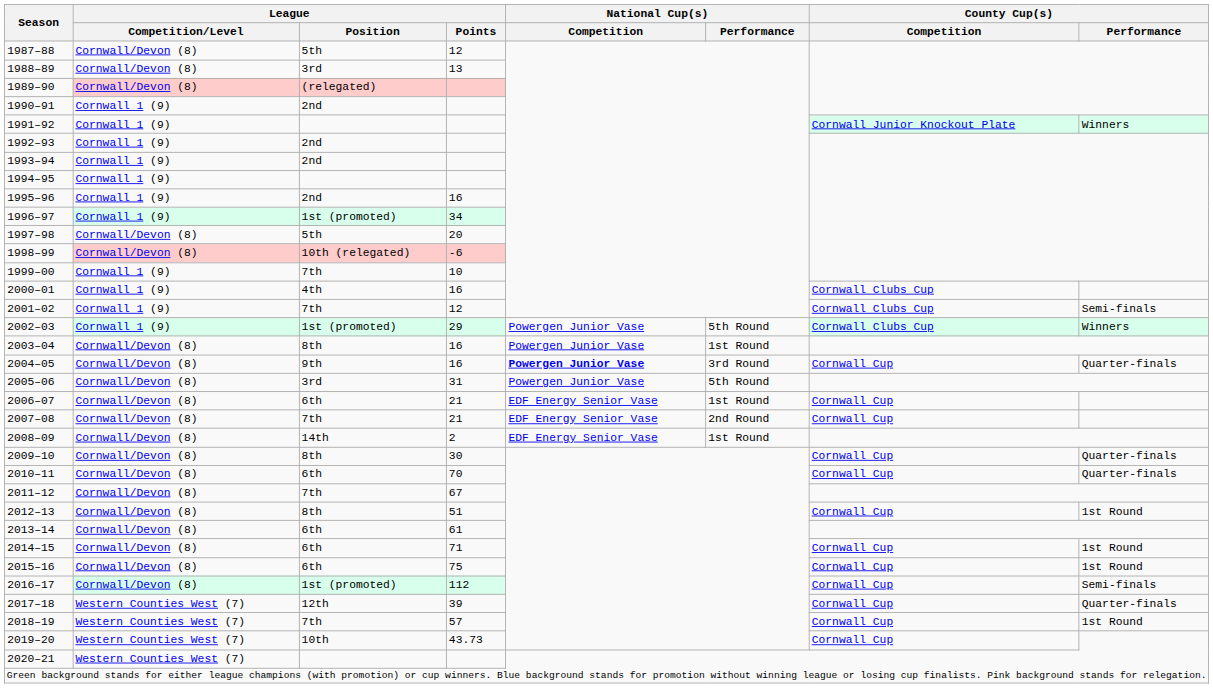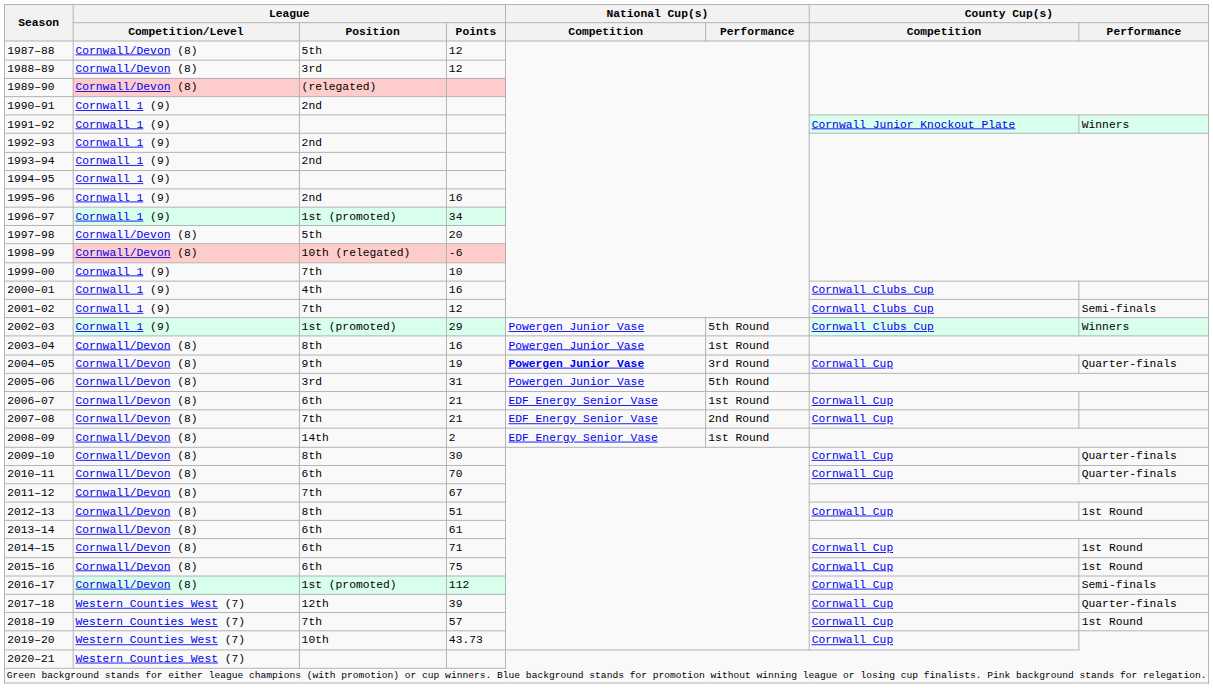(456, 69) 13 -> (456, 69) 12
(456, 364) 16 -> (456, 364) 19
